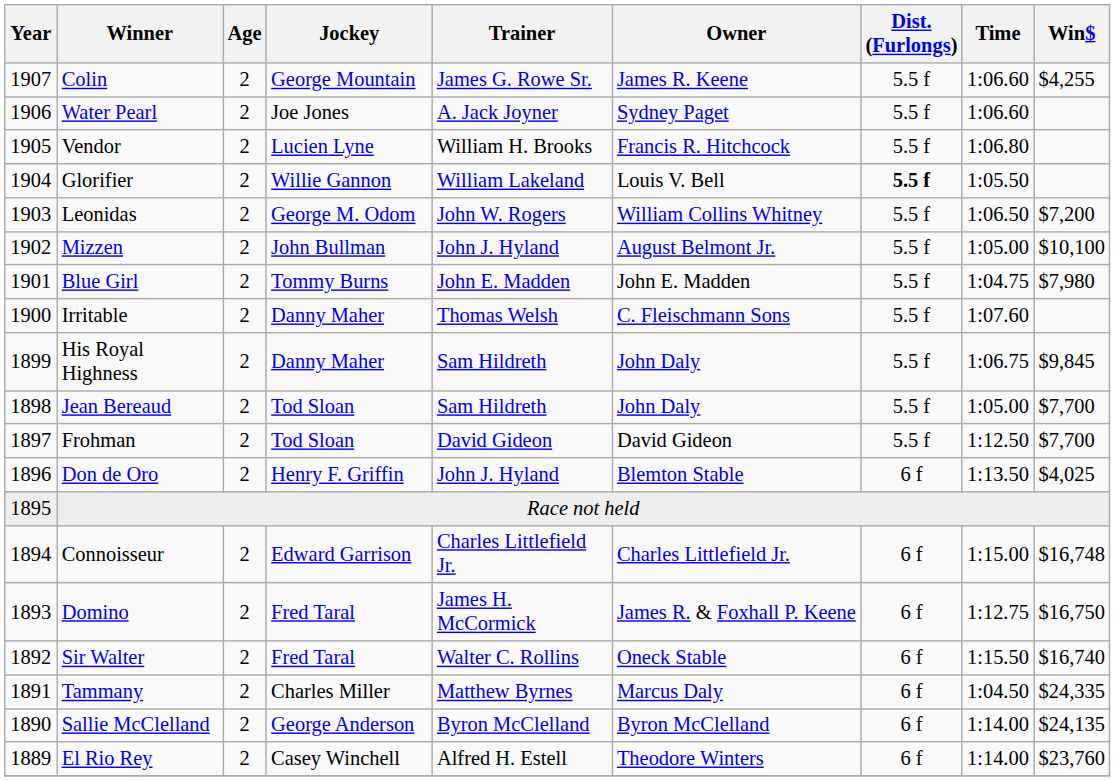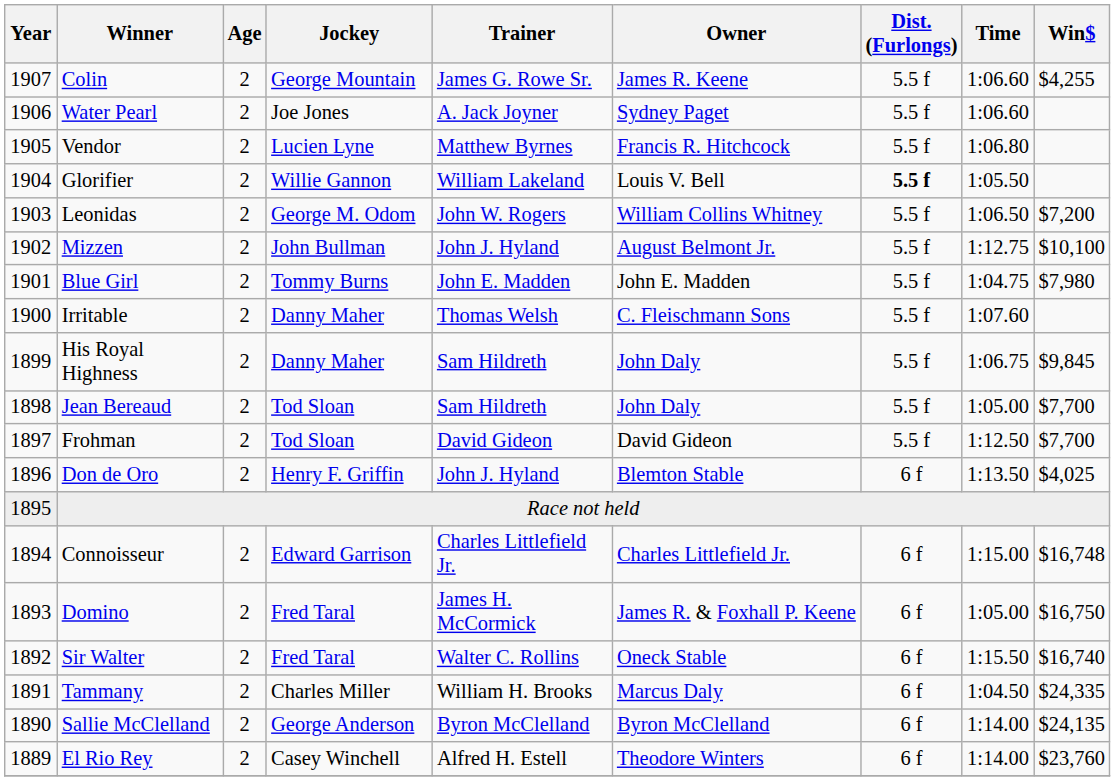(515, 147) William H. Brooks -> (505, 147) Matthew Byrnes
(998, 248) 1:05.00 -> (998, 248) 1:12.75
(998, 612) 1:12.75 -> (998, 612) 1:05.00
(505, 691) Matthew Byrnes -> (515, 691) William H. Brooks
